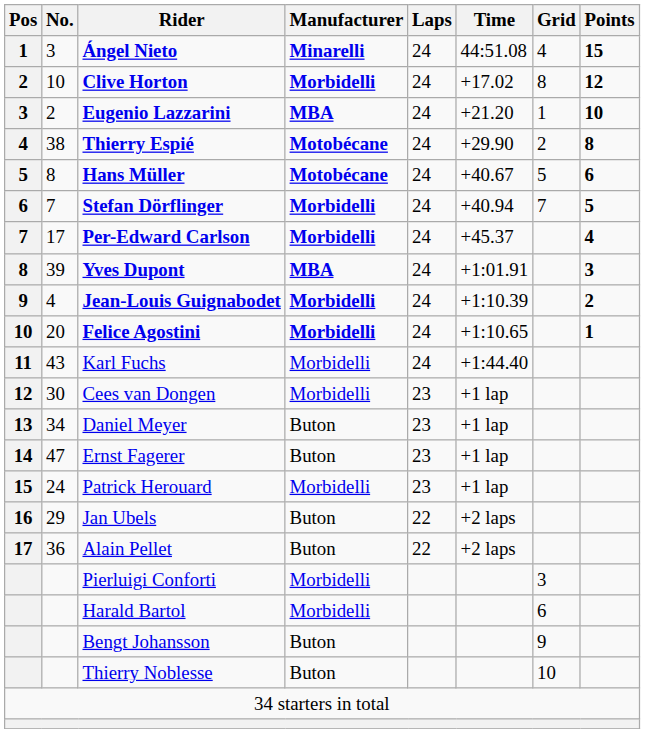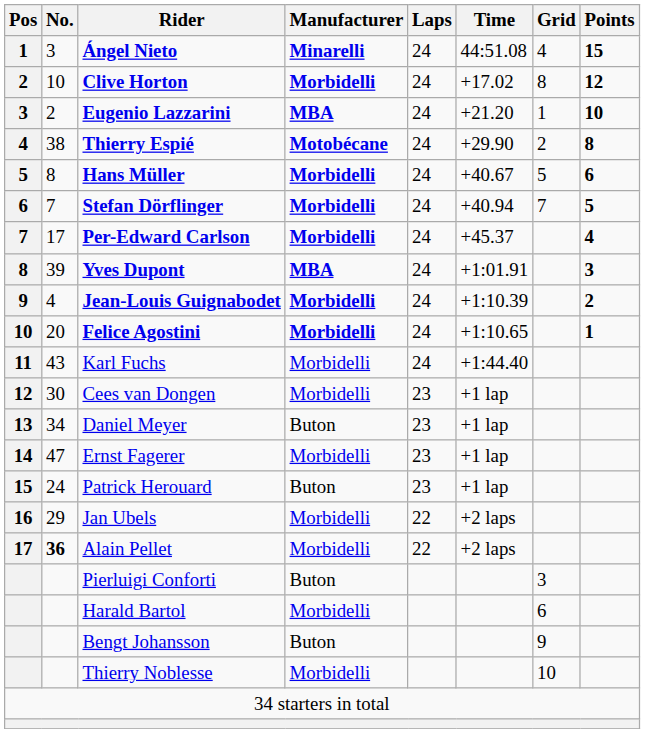(339, 175) Motobécane -> (332, 175) Morbidelli
(313, 455) Buton -> (330, 455) Morbidelli
(330, 486) Morbidelli -> (313, 486) Buton
(313, 517) Buton -> (330, 517) Morbidelli
(55, 548) normal -> (55, 548) bold
(313, 548) Buton -> (330, 548) Morbidelli
(330, 579) Morbidelli -> (313, 579) Buton
(313, 672) Buton -> (330, 672) Morbidelli
